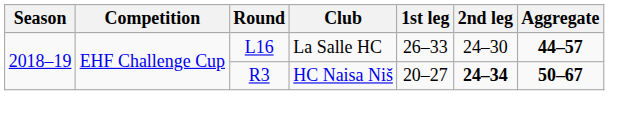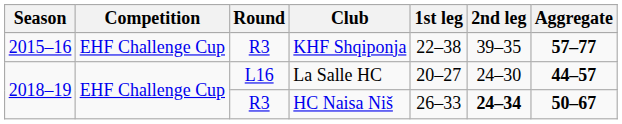+ row: (350, 47)
(425, 47) 26–33 -> (439, 75) 20–27
(425, 75) 20–27 -> (439, 103) 26–33
